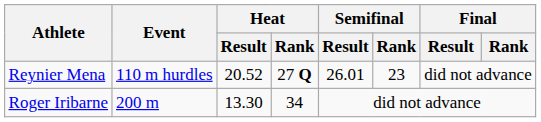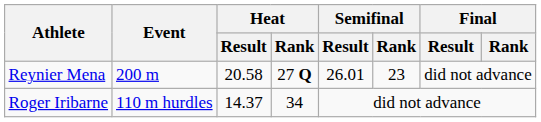(164, 74) 110 m hurdles -> (137, 74) 200 m
(244, 74) 20.52 -> (244, 74) 20.58
(137, 102) 200 m -> (164, 102) 110 m hurdles
(244, 102) 13.30 -> (244, 102) 14.37
